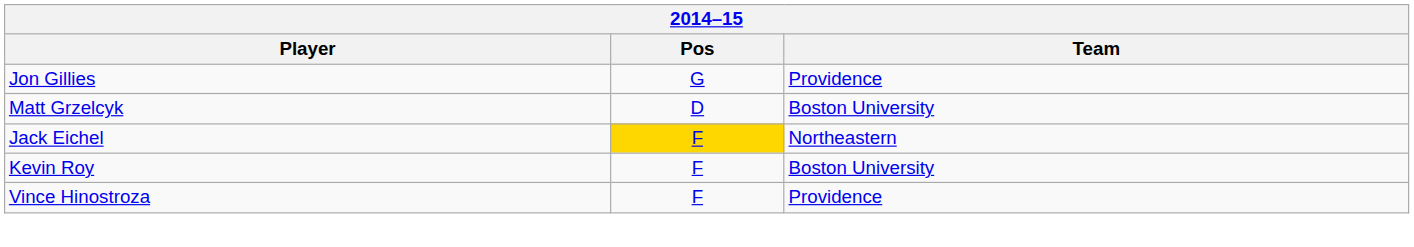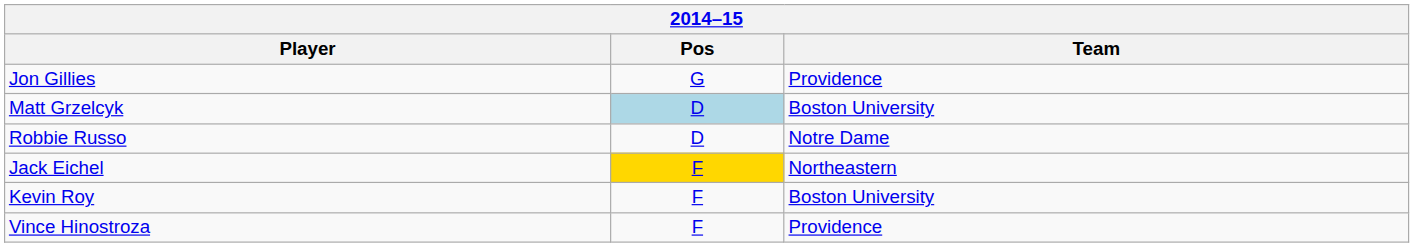(697, 108) no background -> (697, 108) lightblue background
+ row: (68, 138)
